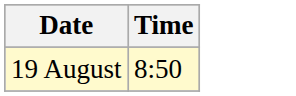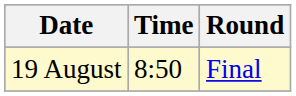+ column: (245, 25)
